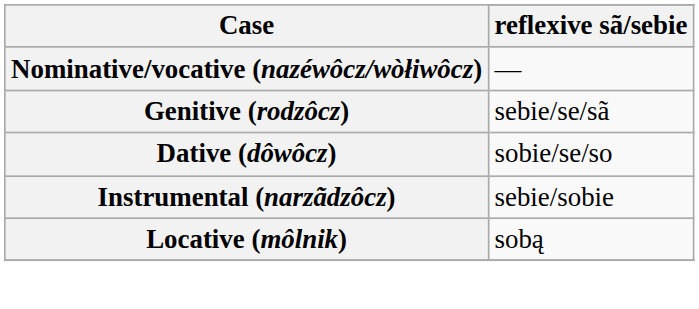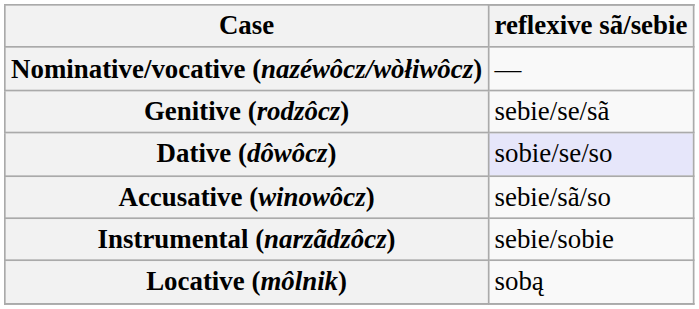(554, 153) no background -> (554, 153) lavender background
+ row: (247, 196)
